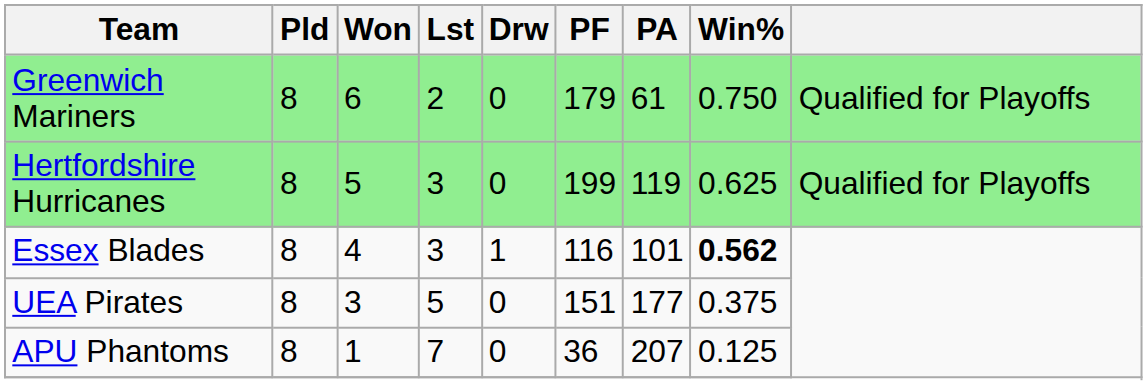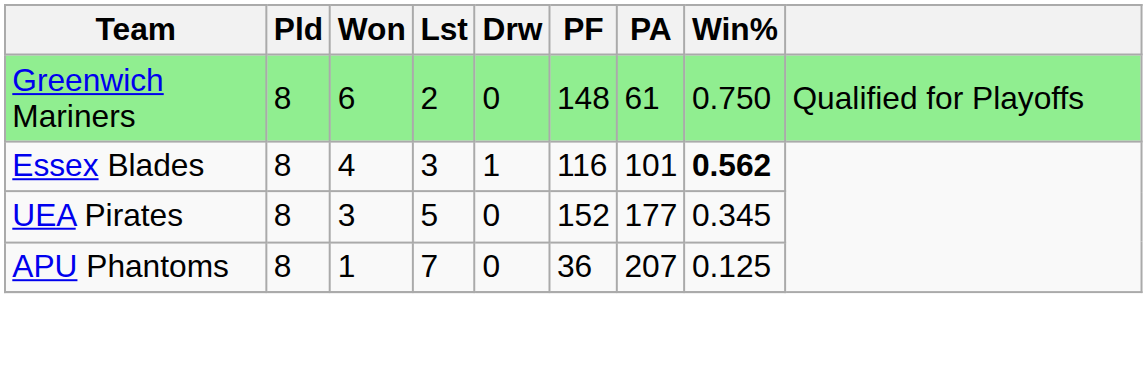(590, 97) 179 -> (583, 97) 148
- row: (104, 183)
(590, 301) 151 -> (583, 215) 152
(738, 301) 0.375 -> (732, 215) 0.345
